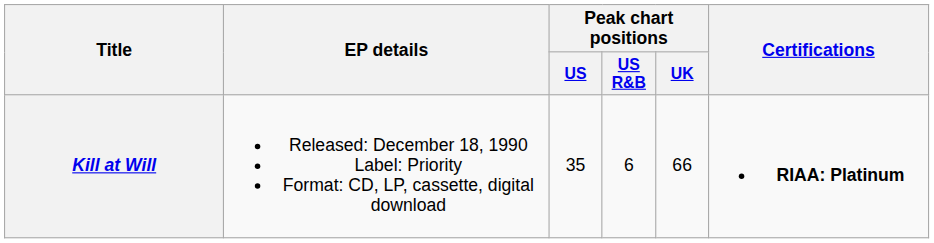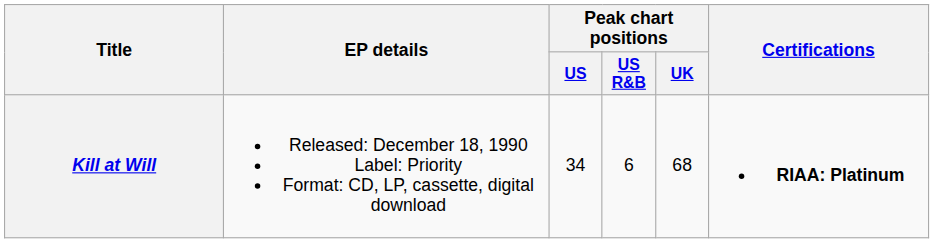(575, 165) 35 -> (575, 165) 34
(682, 165) 66 -> (682, 165) 68
